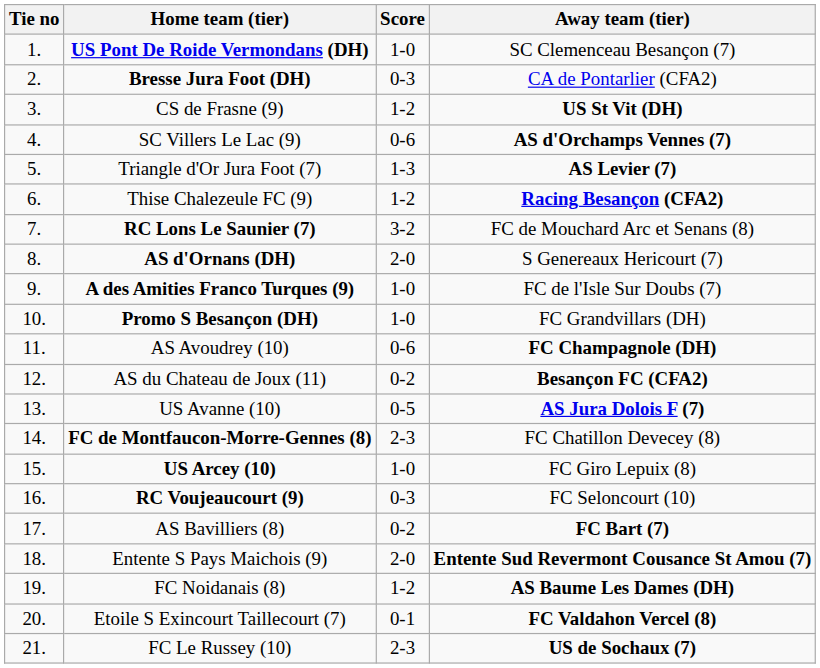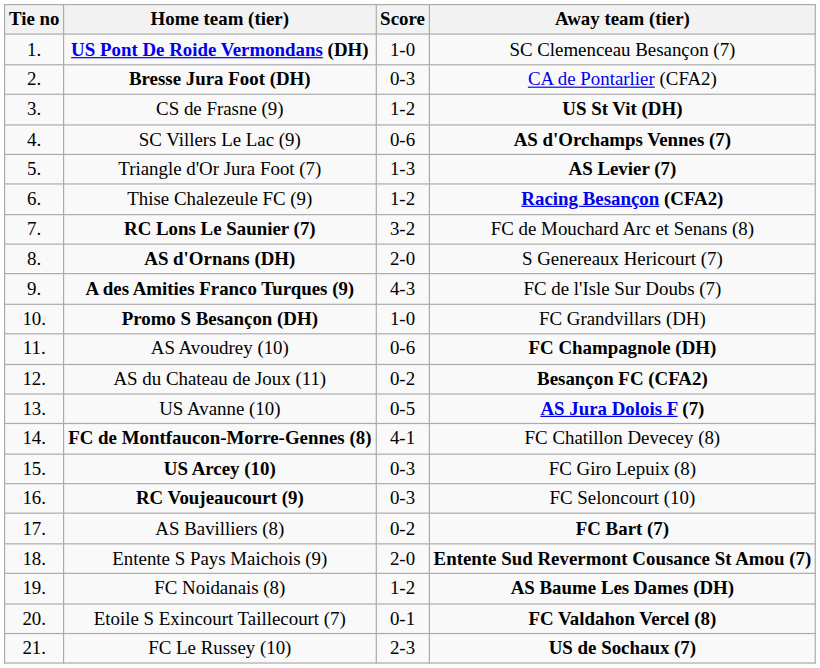(402, 288) 1-0 -> (402, 288) 4-3
(402, 438) 2-3 -> (402, 438) 4-1
(402, 468) 1-0 -> (402, 468) 0-3
